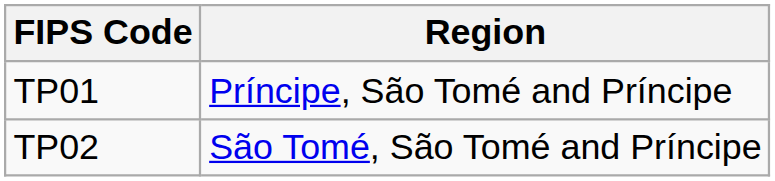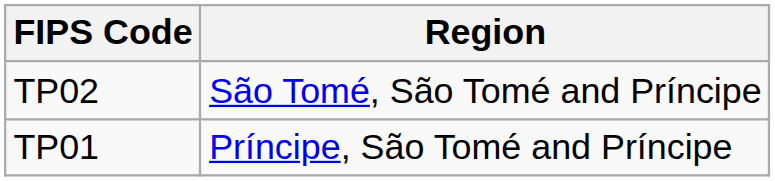rows swapped: (56, 89) <-> (56, 146)
